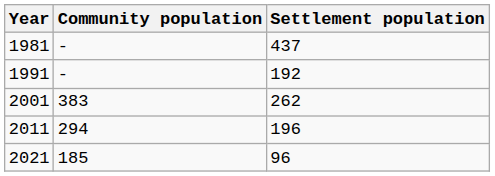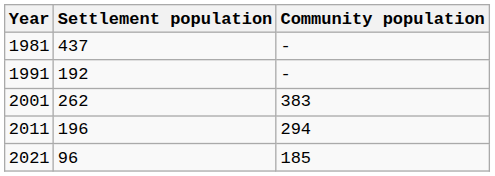columns swapped: (378, 19) <-> (160, 19)
